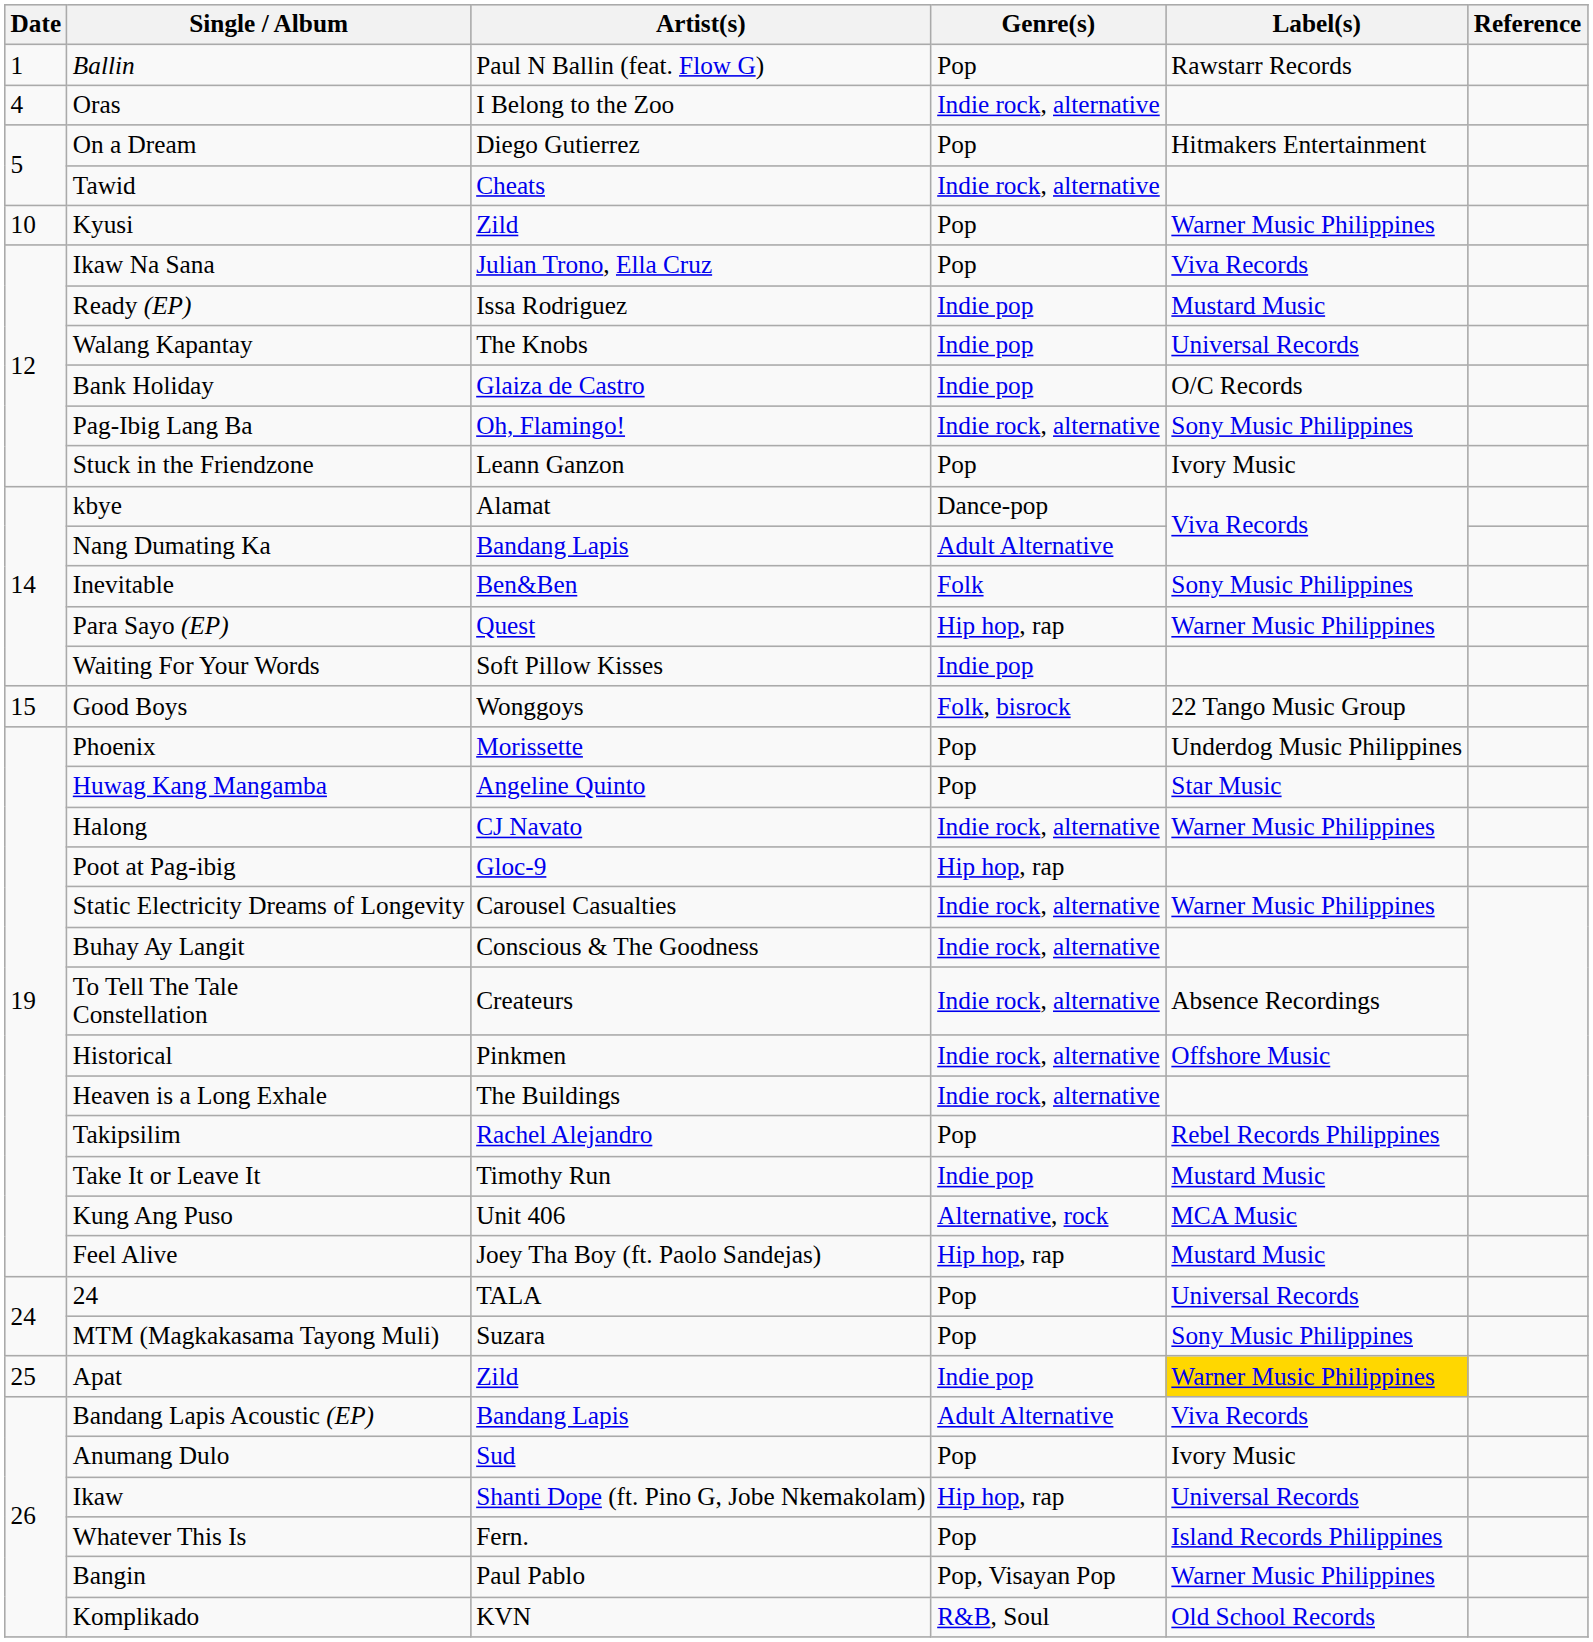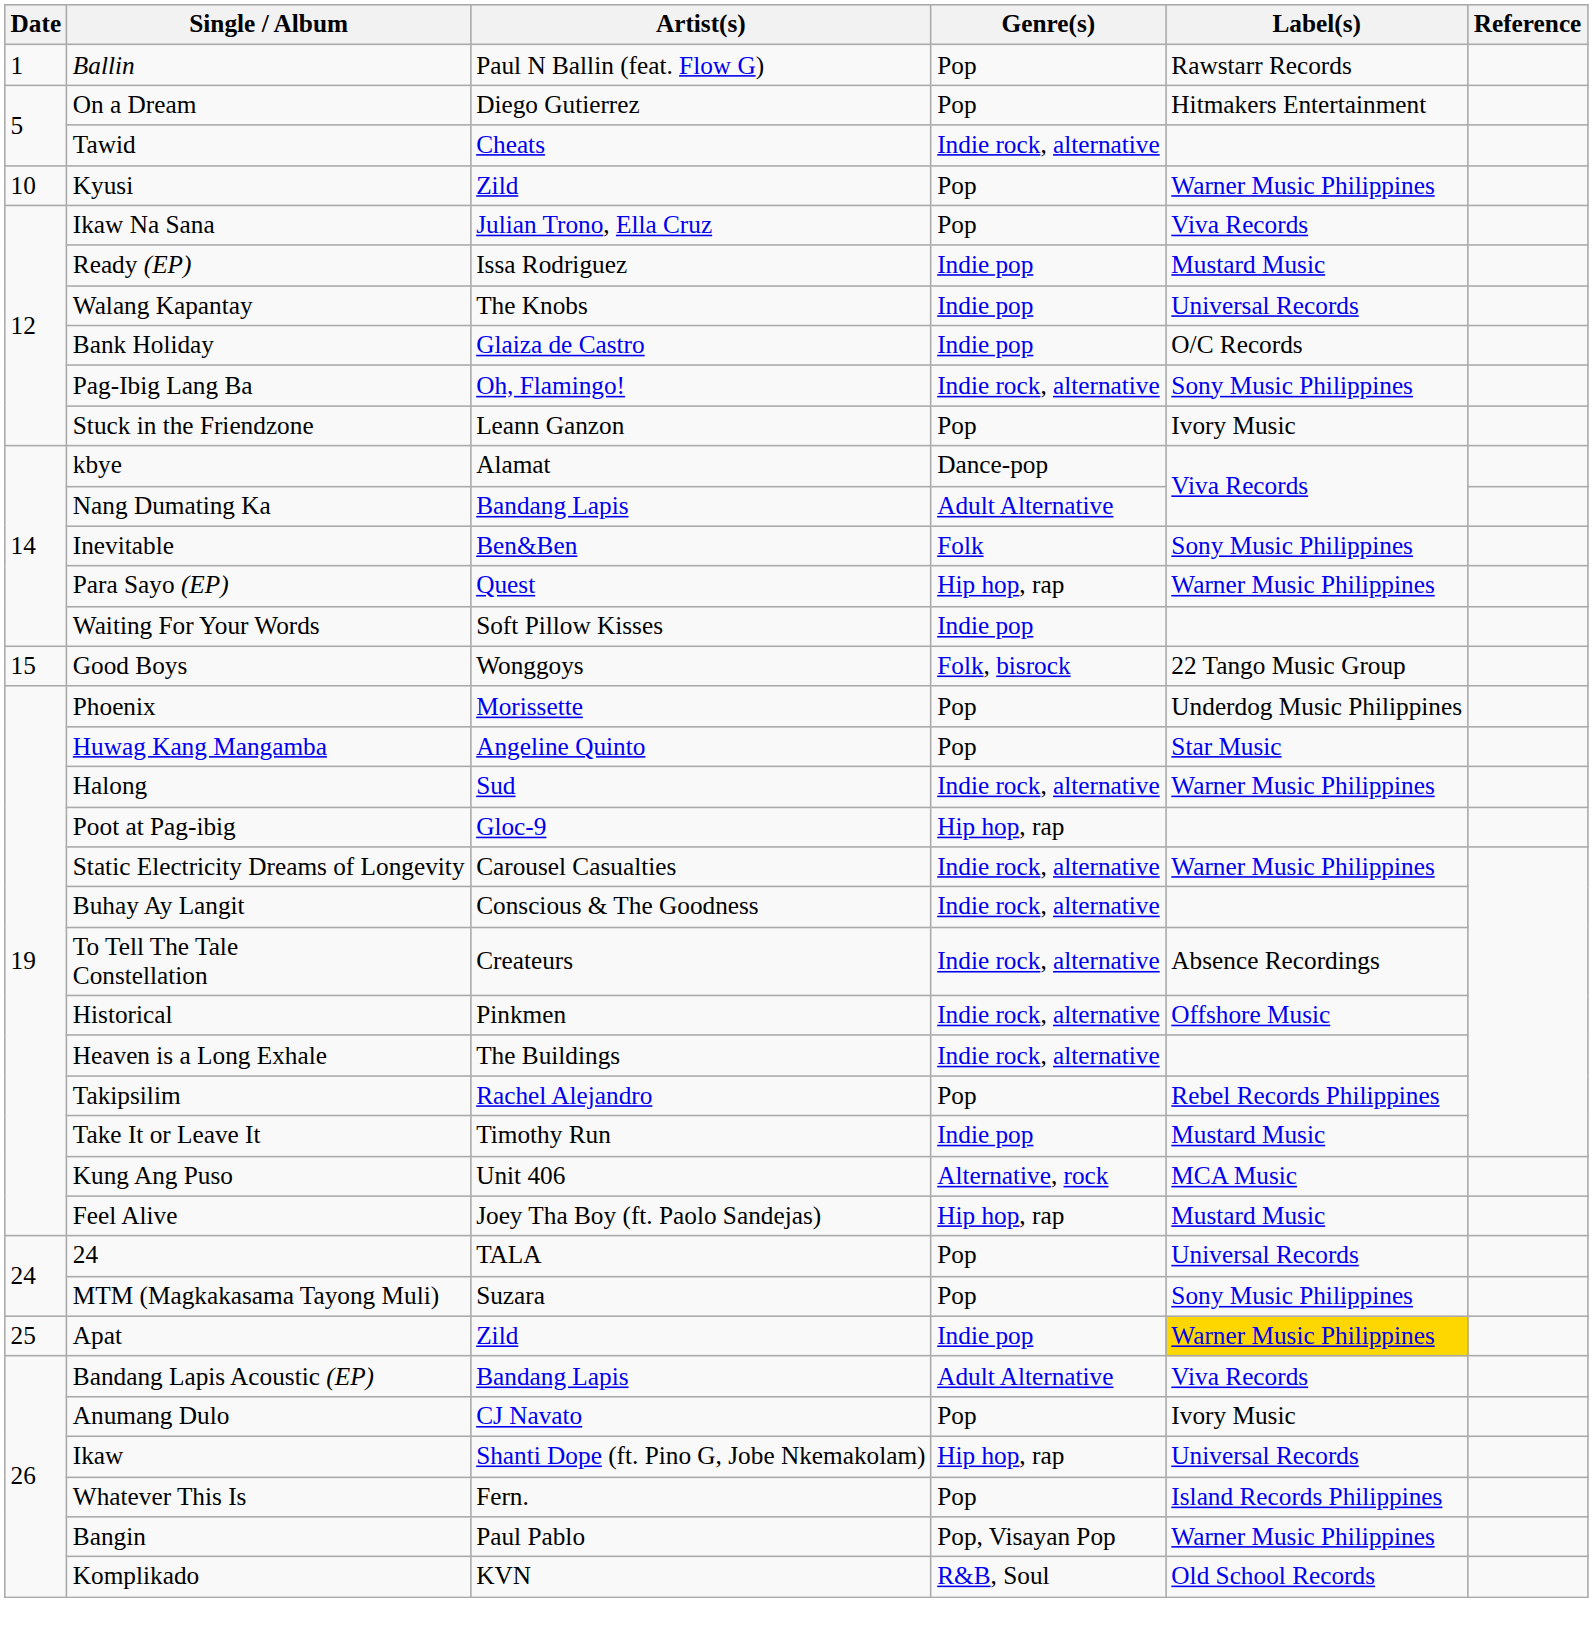- row: (97, 104)
(529, 826) CJ Navato -> (496, 786) Sud
(496, 1456) Sud -> (529, 1416) CJ Navato
